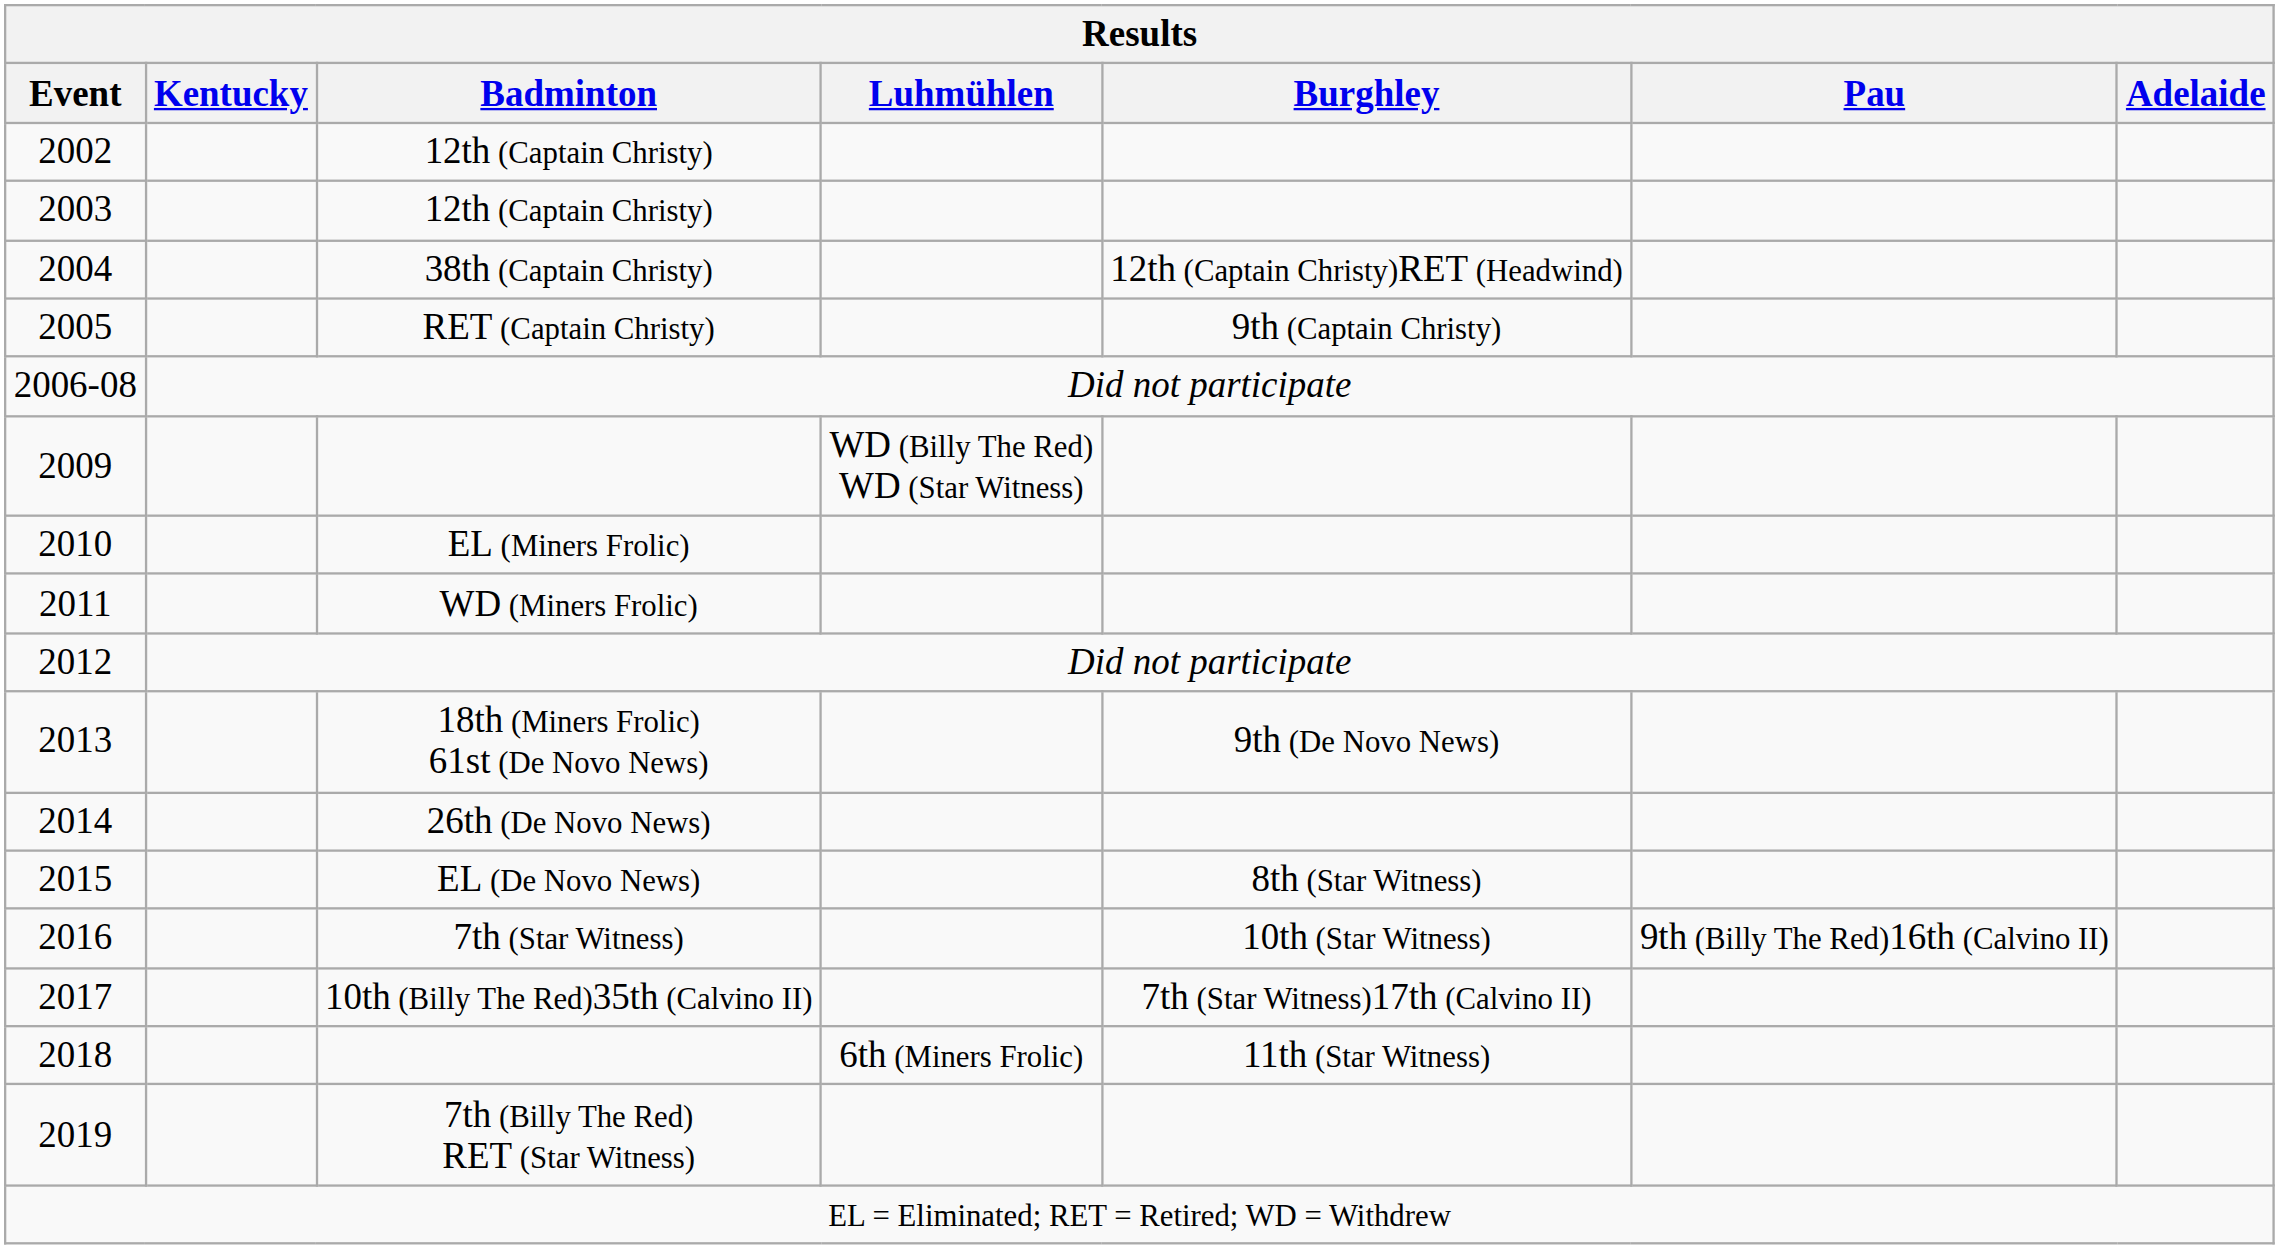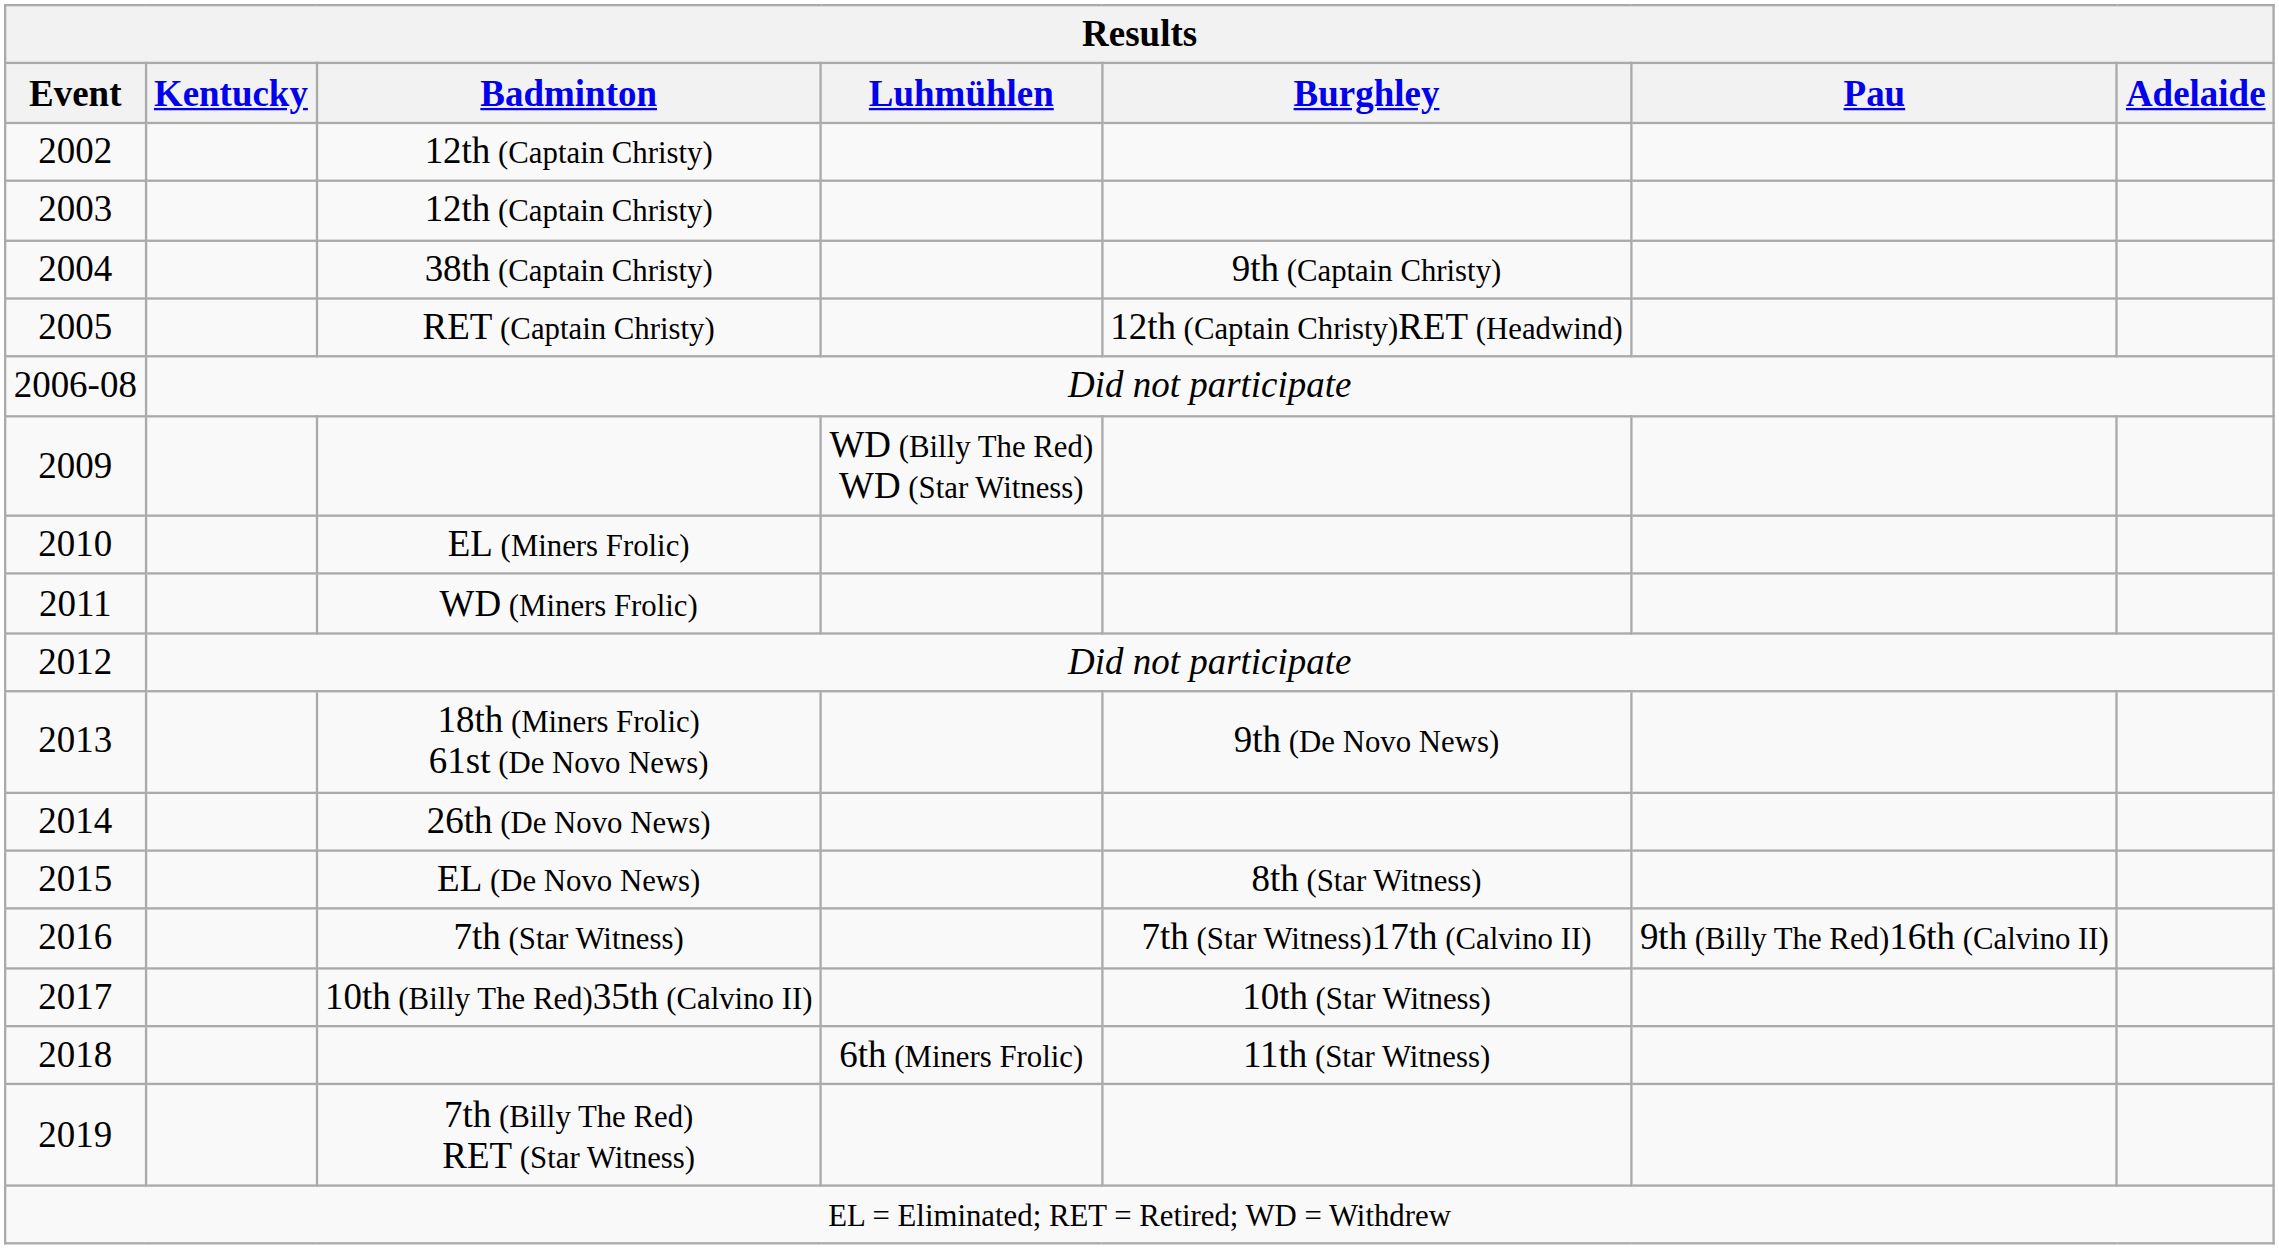(1367, 268) 12th (Captain Christy)RET (Headwind) -> (1367, 268) 9th (Captain Christy)
(1367, 326) 9th (Captain Christy) -> (1367, 326) 12th (Captain Christy)RET (Headwind)
(1367, 937) 10th (Star Witness) -> (1367, 937) 7th (Star Witness)17th (Calvino II)
(1367, 996) 7th (Star Witness)17th (Calvino II) -> (1367, 996) 10th (Star Witness)
